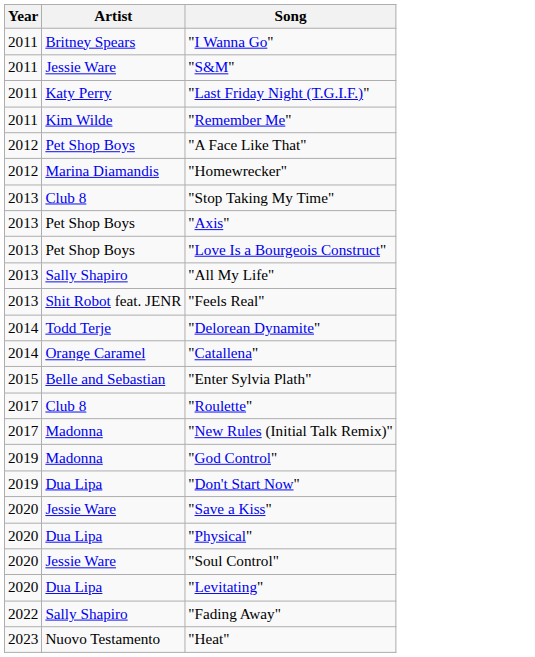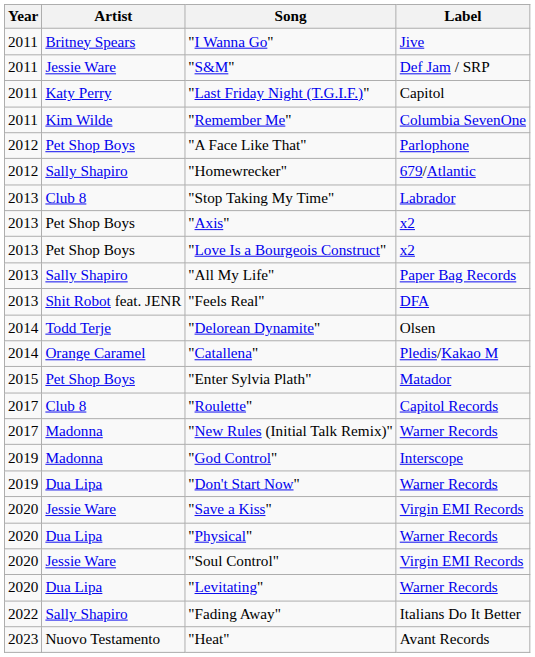+ column: (463, 16)
(102, 171) Marina Diamandis -> (87, 171) Sally Shapiro
(105, 379) Belle and Sebastian -> (90, 379) Pet Shop Boys
